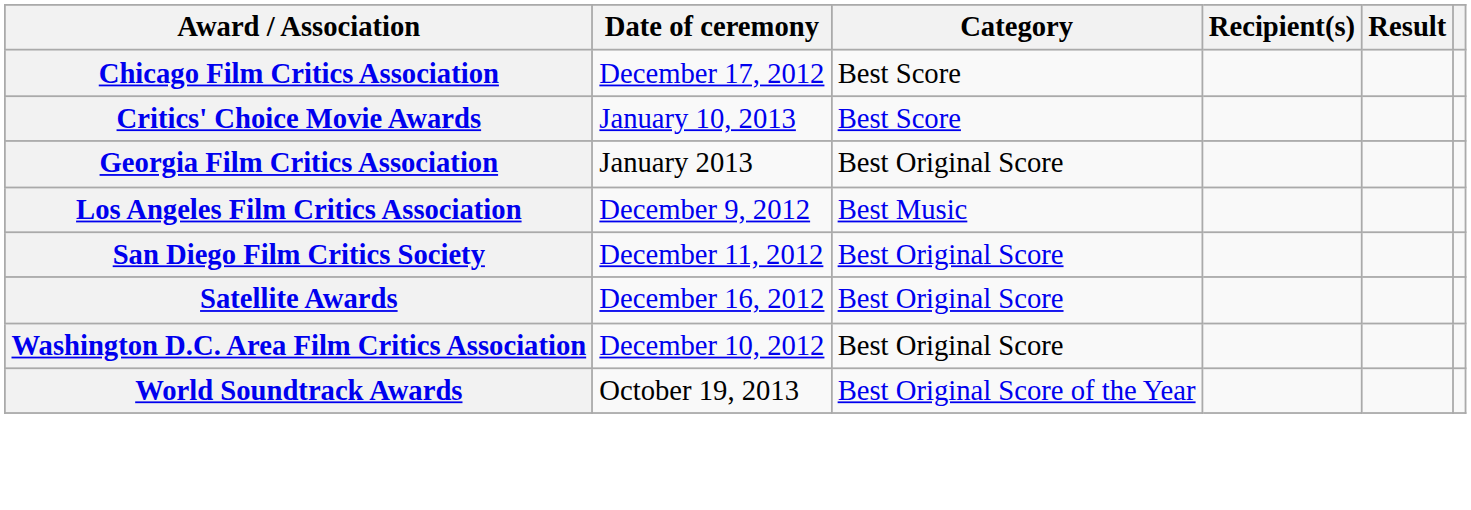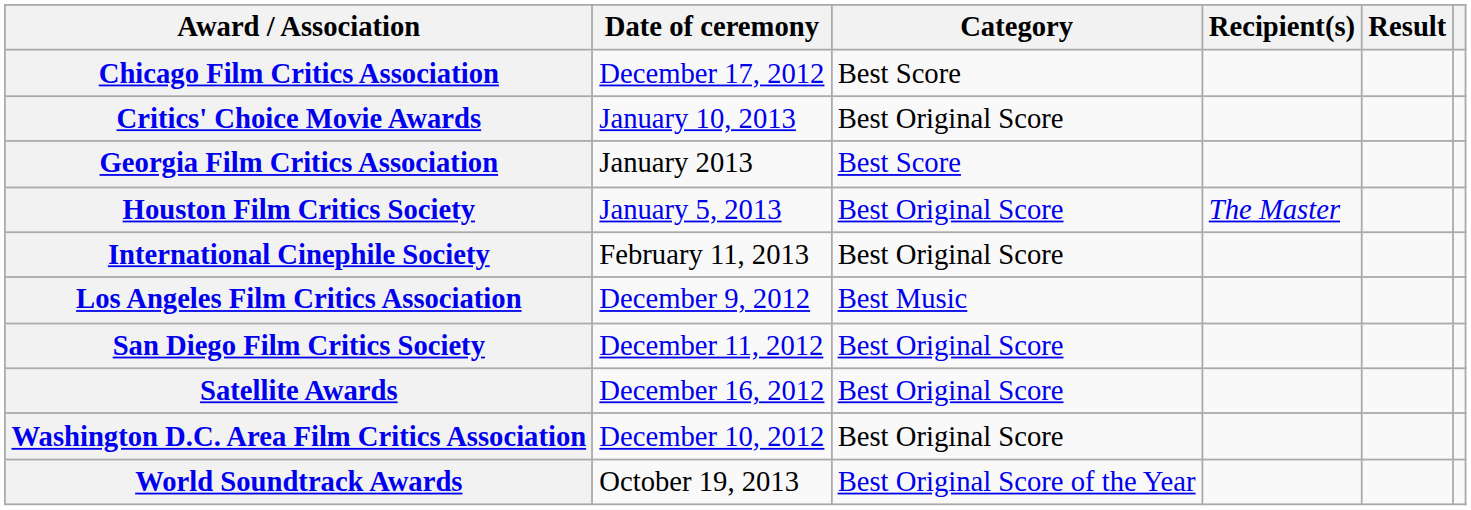(899, 118) Best Score -> (951, 118) Best Original Score
(951, 163) Best Original Score -> (899, 163) Best Score
+ row: (299, 208)
+ row: (299, 254)
